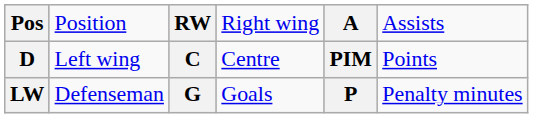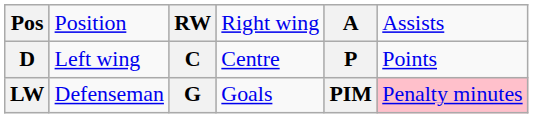(351, 59) PIM -> (351, 59) P
(351, 95) P -> (351, 95) PIM
(452, 95) no background -> (452, 95) pink background
